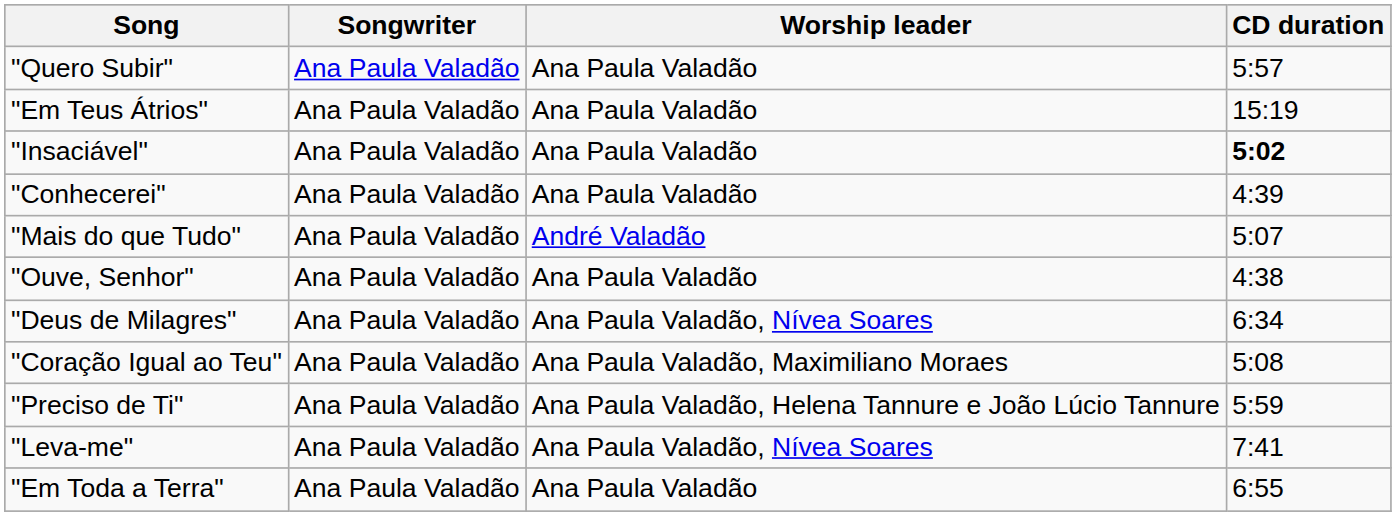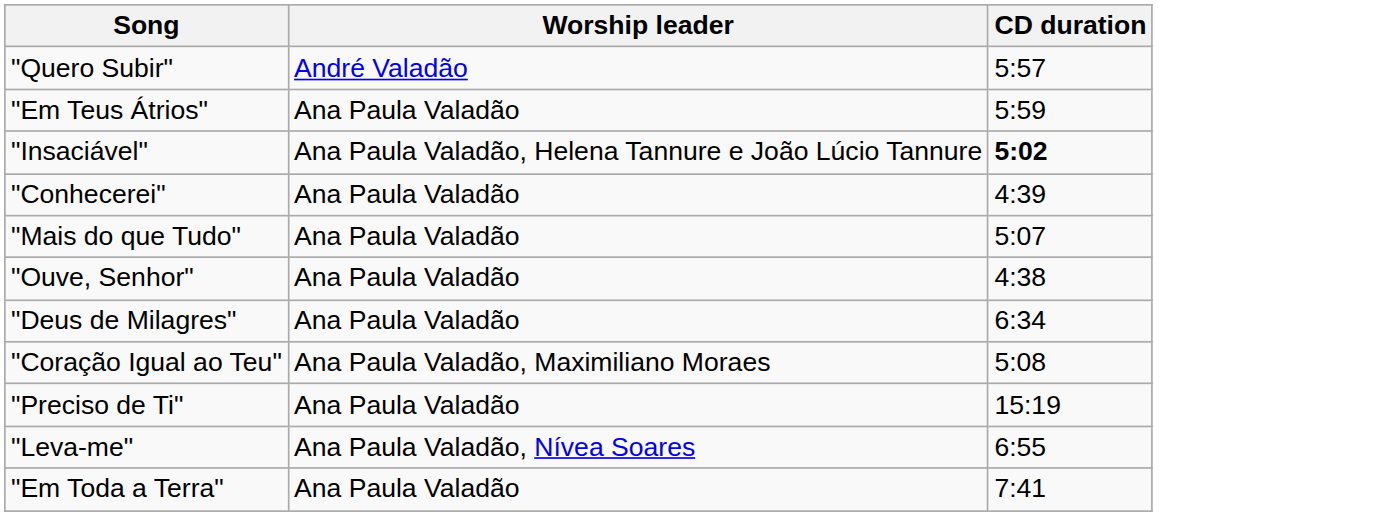- column: (407, 25)
(644, 67) Ana Paula Valadão -> (381, 67) André Valadão
(1265, 109) 15:19 -> (1020, 109) 5:59
(644, 151) Ana Paula Valadão -> (638, 151) Ana Paula Valadão, Helena Tannure e João Lúcio Tannure
(619, 236) André Valadão -> (407, 236) Ana Paula Valadão
(732, 320) Ana Paula Valadão, Nívea Soares -> (407, 320) Ana Paula Valadão
(876, 404) Ana Paula Valadão, Helena Tannure e João Lúcio Tannure -> (407, 404) Ana Paula Valadão
(1258, 404) 5:59 -> (1028, 404) 15:19
(1258, 446) 7:41 -> (1020, 446) 6:55
(1258, 488) 6:55 -> (1020, 488) 7:41
